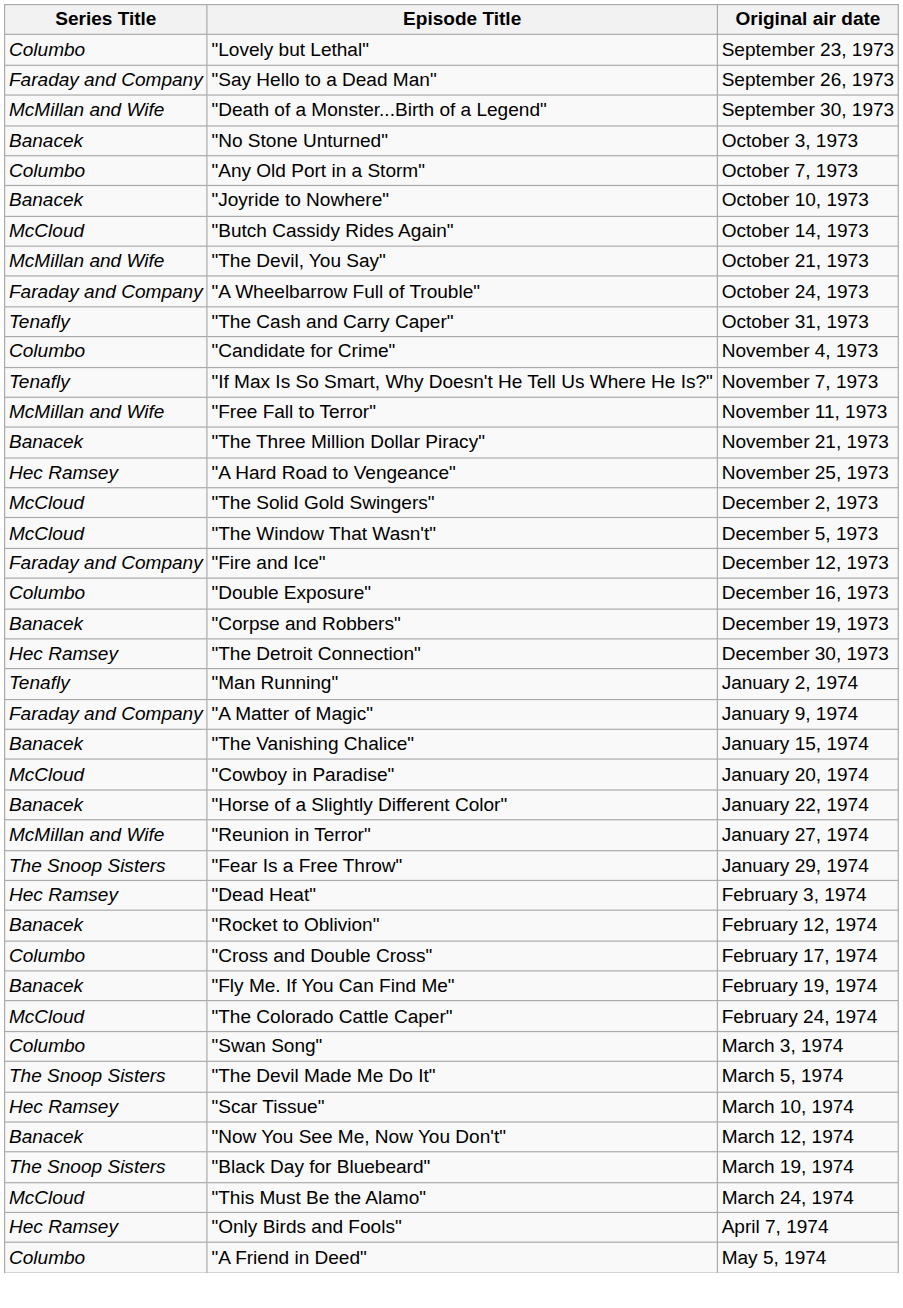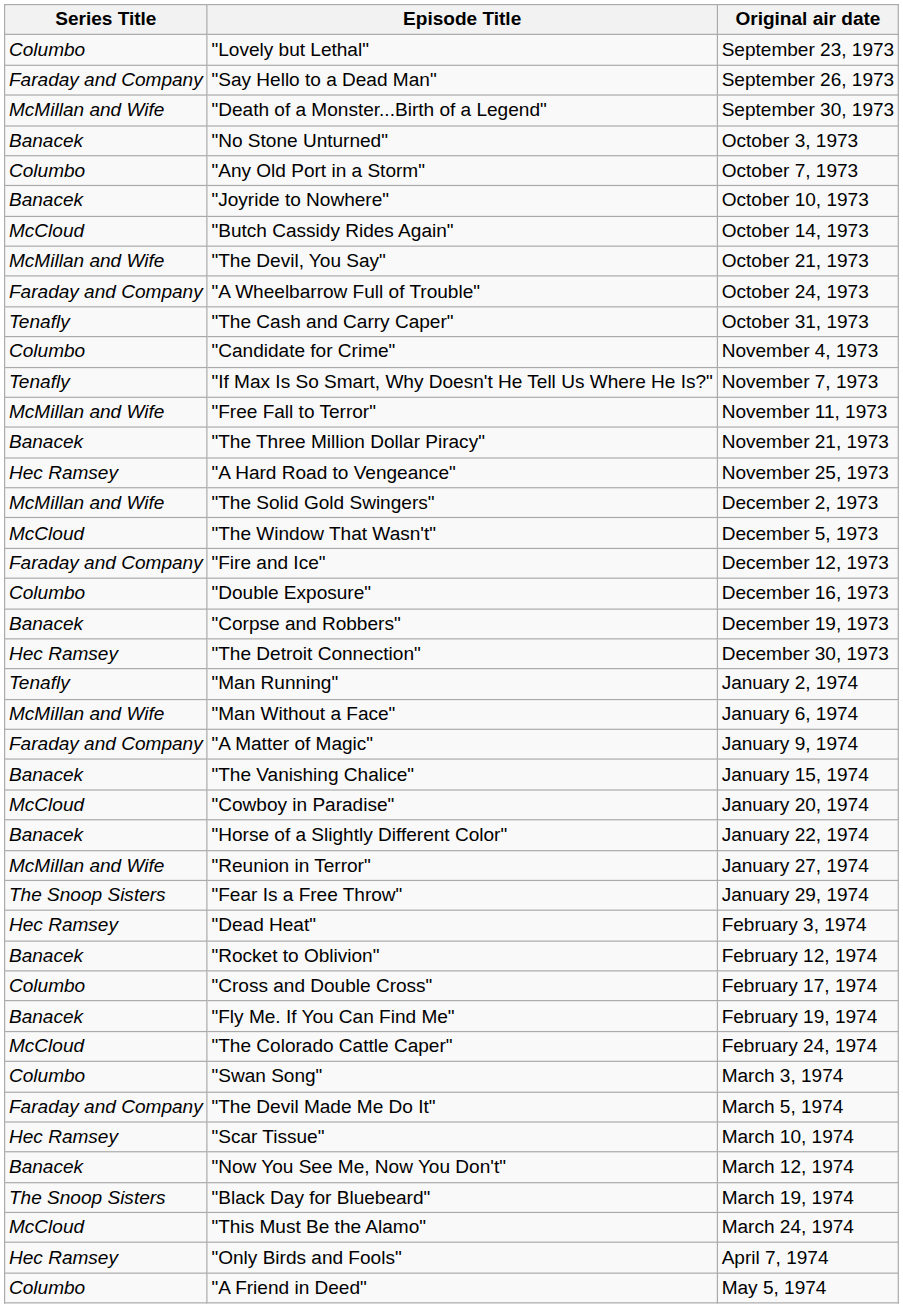(47, 502) McCloud -> (87, 502) McMillan and Wife
+ row: (303, 714)
(87, 1076) The Snoop Sisters -> (106, 1106) Faraday and Company
